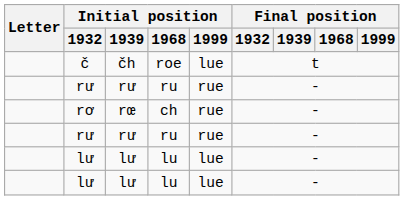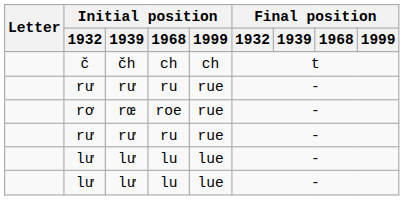(169, 64) roe -> (169, 64) ch
(211, 64) lue -> (211, 64) ch
(169, 111) ch -> (169, 111) roe
